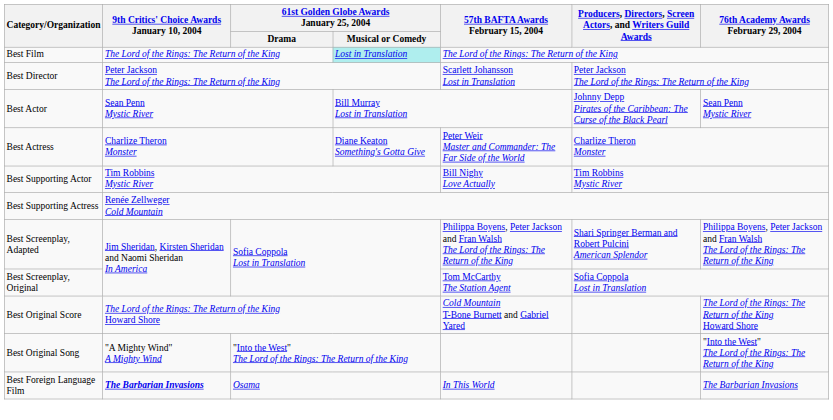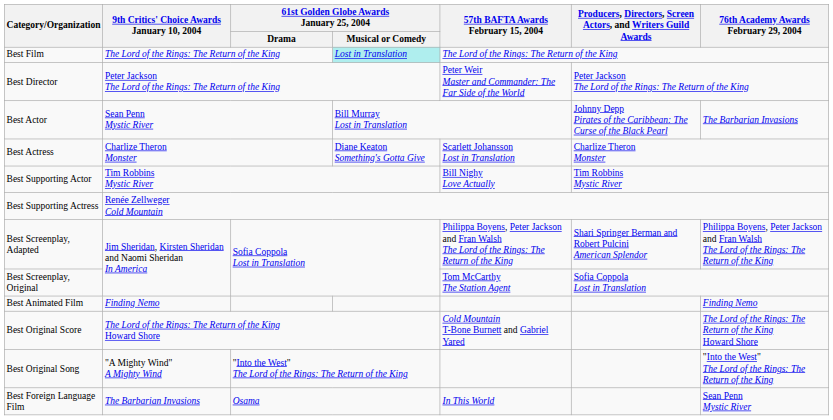(479, 76) Scarlett Johansson Lost in Translation -> (499, 82) Peter Weir Master and Commander: The Far Side of the World
(727, 109) Sean Penn Mystic River -> (750, 120) The Barbarian Invasions
(499, 147) Peter Weir Master and Commander: The Far Side of the World -> (479, 152) Scarlett Johansson Lost in Translation
+ row: (45, 304)
(154, 385) bold -> (152, 401) normal
(750, 385) The Barbarian Invasions -> (727, 401) Sean Penn Mystic River
